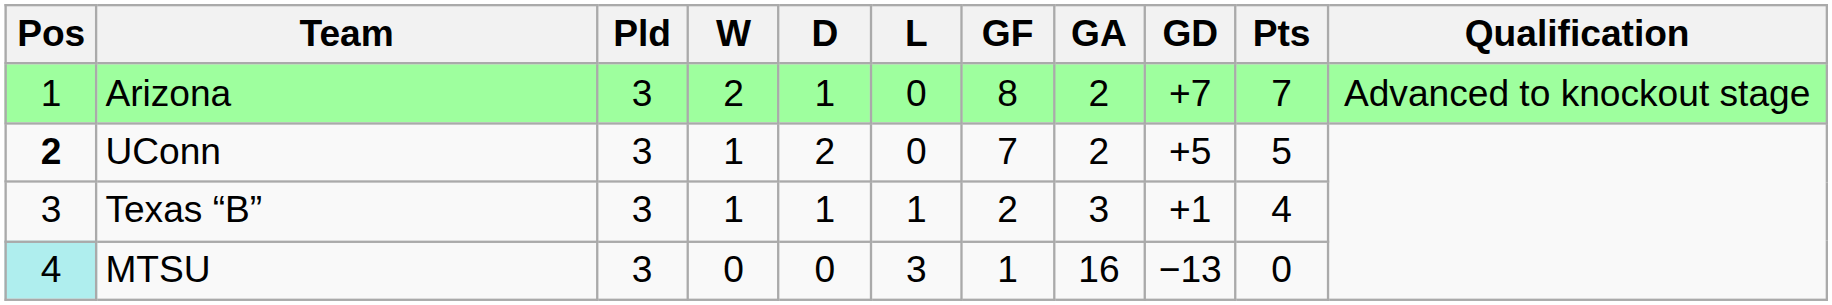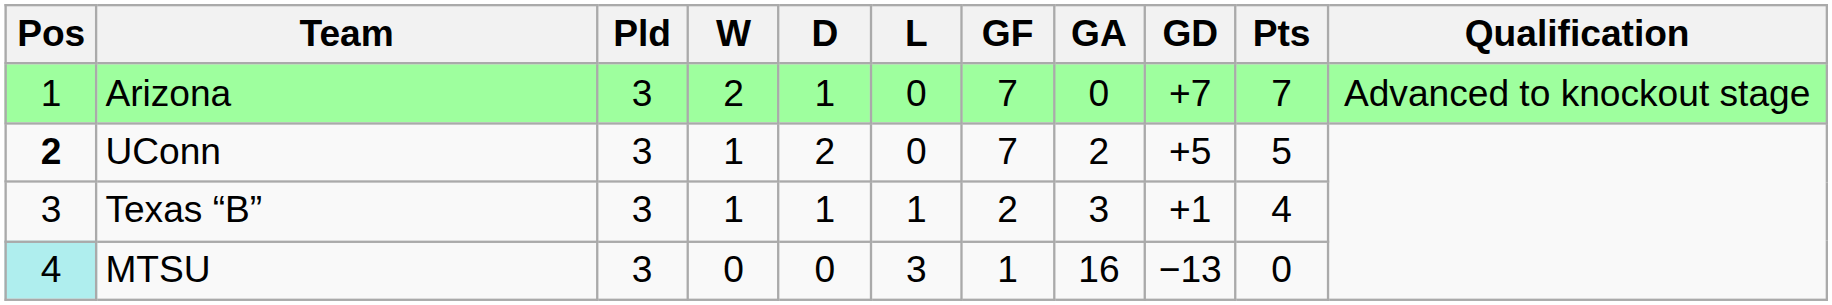(1008, 92) 8 -> (1008, 92) 7
(1099, 92) 2 -> (1099, 92) 0
